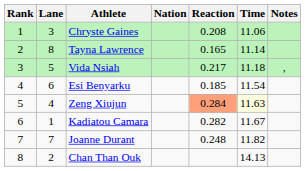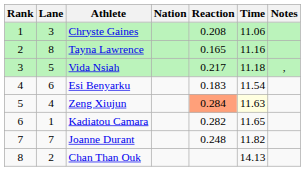(253, 49) 11.14 -> (253, 49) 11.16
(213, 85) 0.185 -> (213, 85) 0.183
(253, 121) 11.67 -> (253, 121) 11.65
